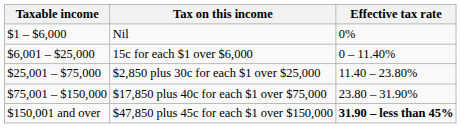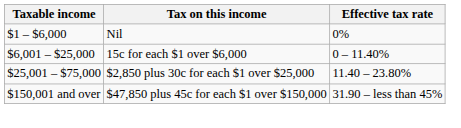- row: (220, 93)
(396, 113) bold -> (387, 93) normal
